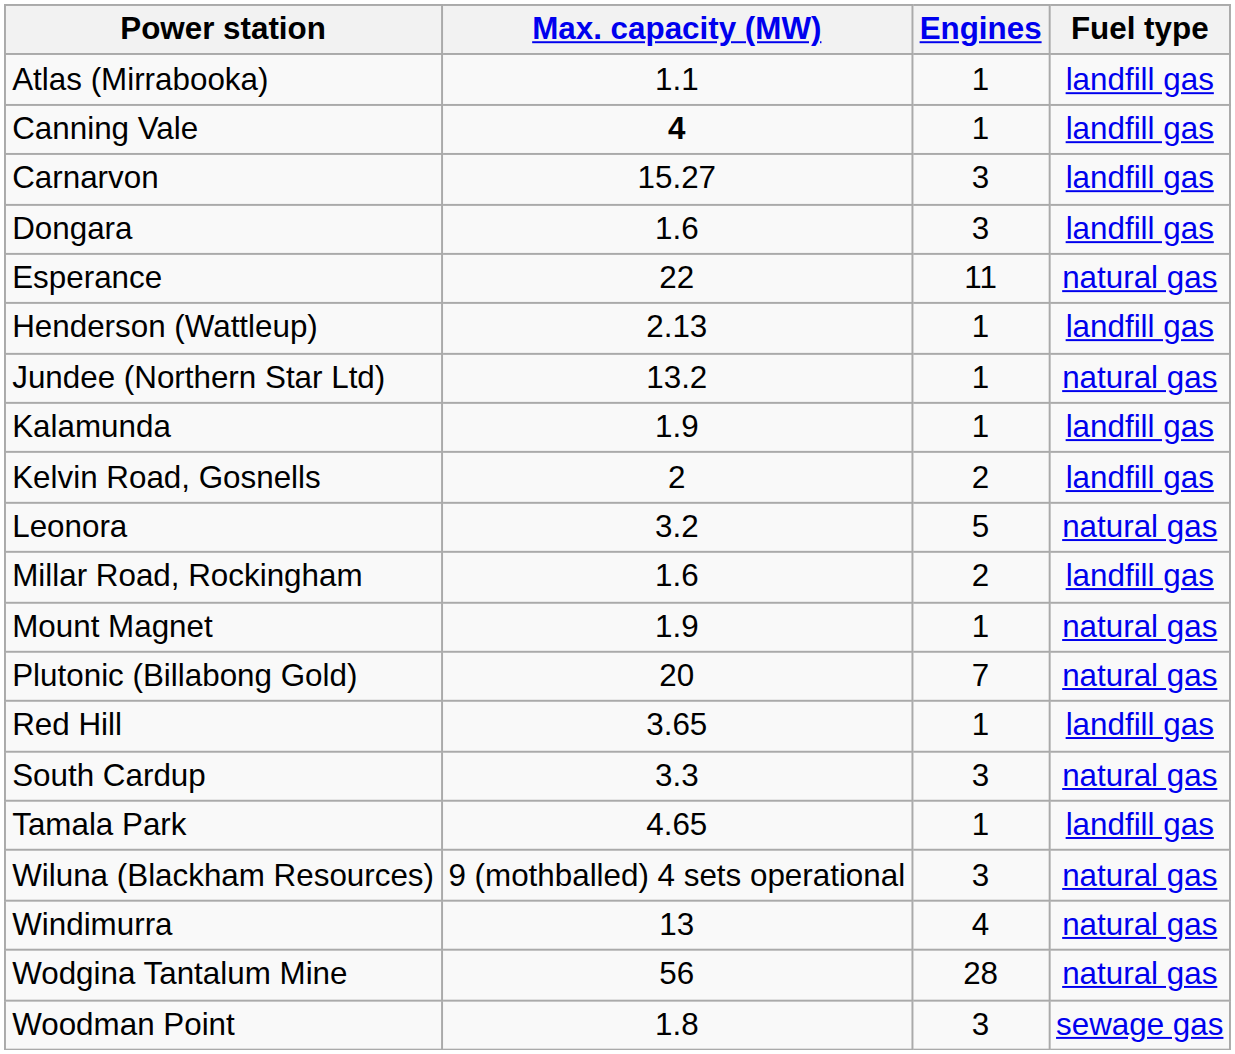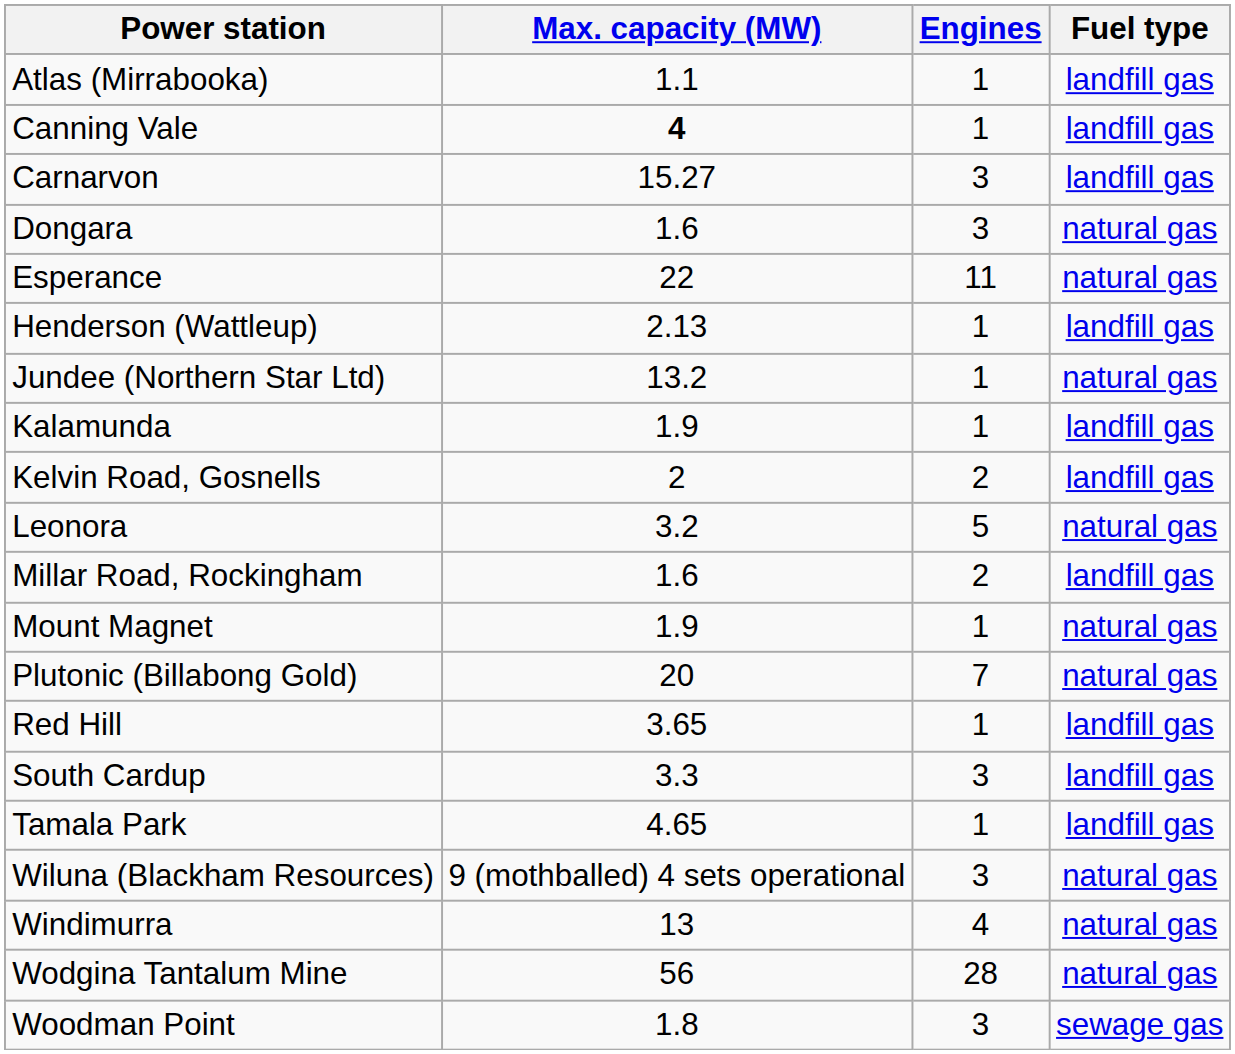(1140, 228) landfill gas -> (1140, 228) natural gas
(1140, 775) natural gas -> (1140, 775) landfill gas
